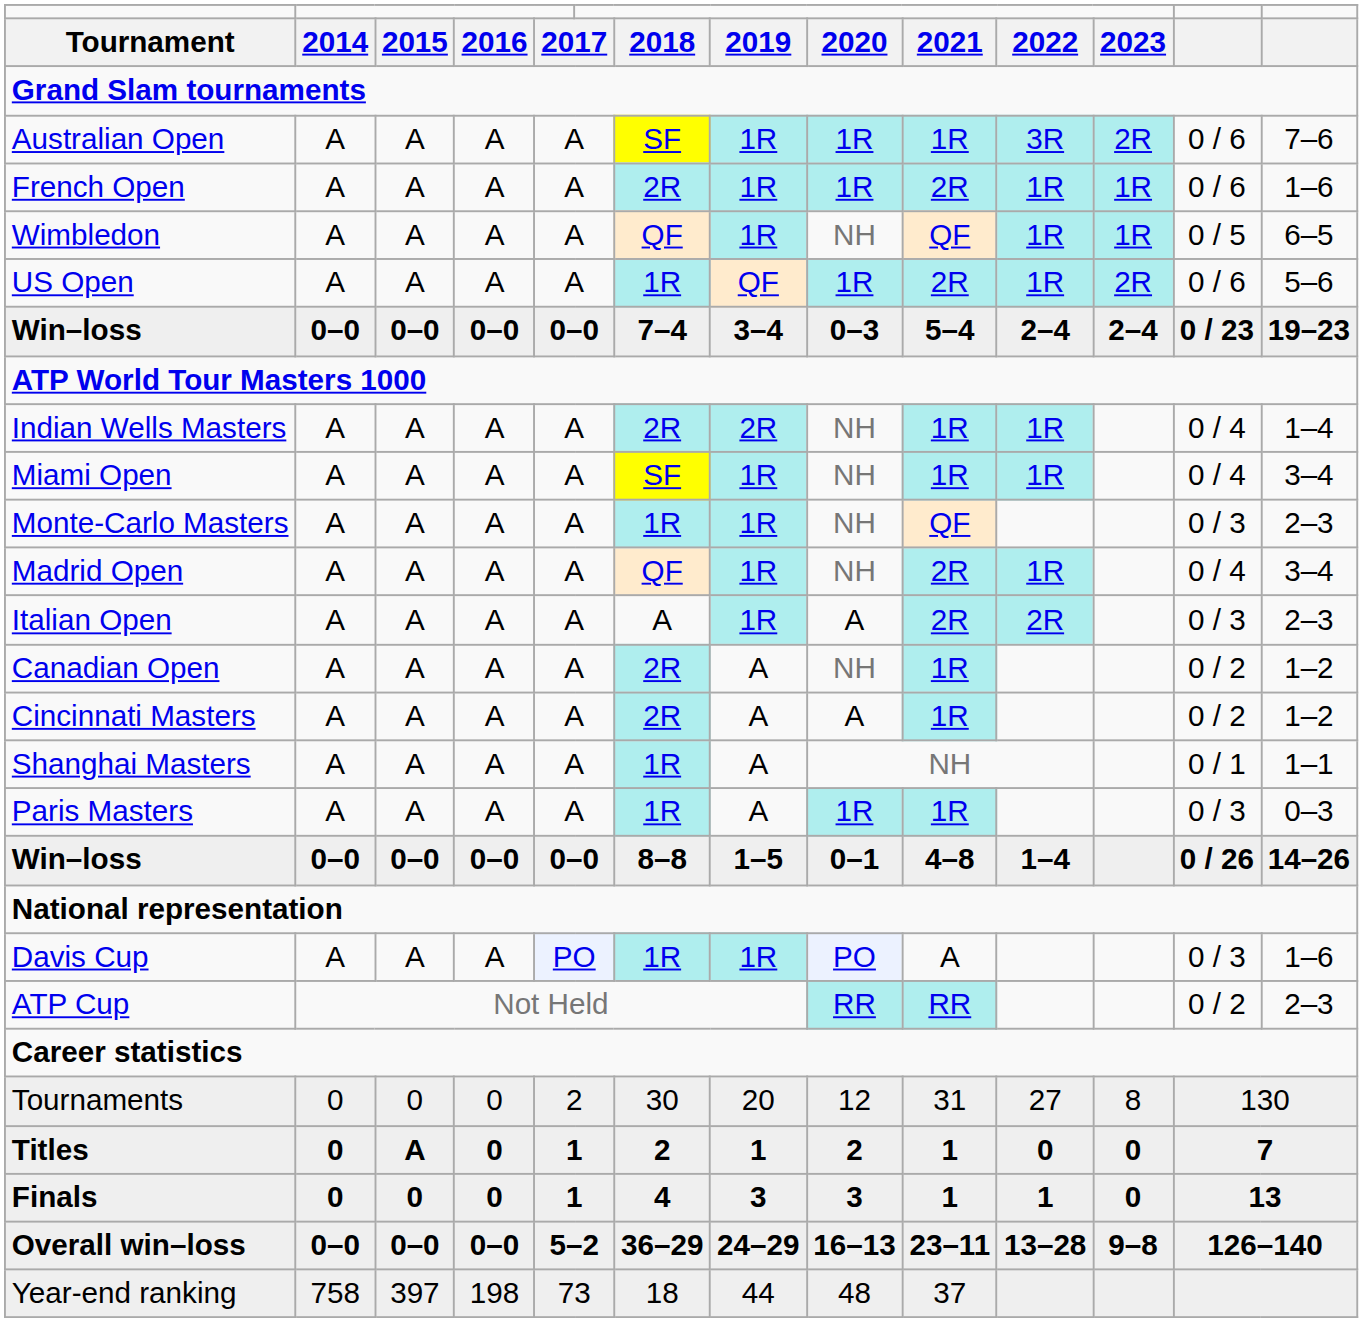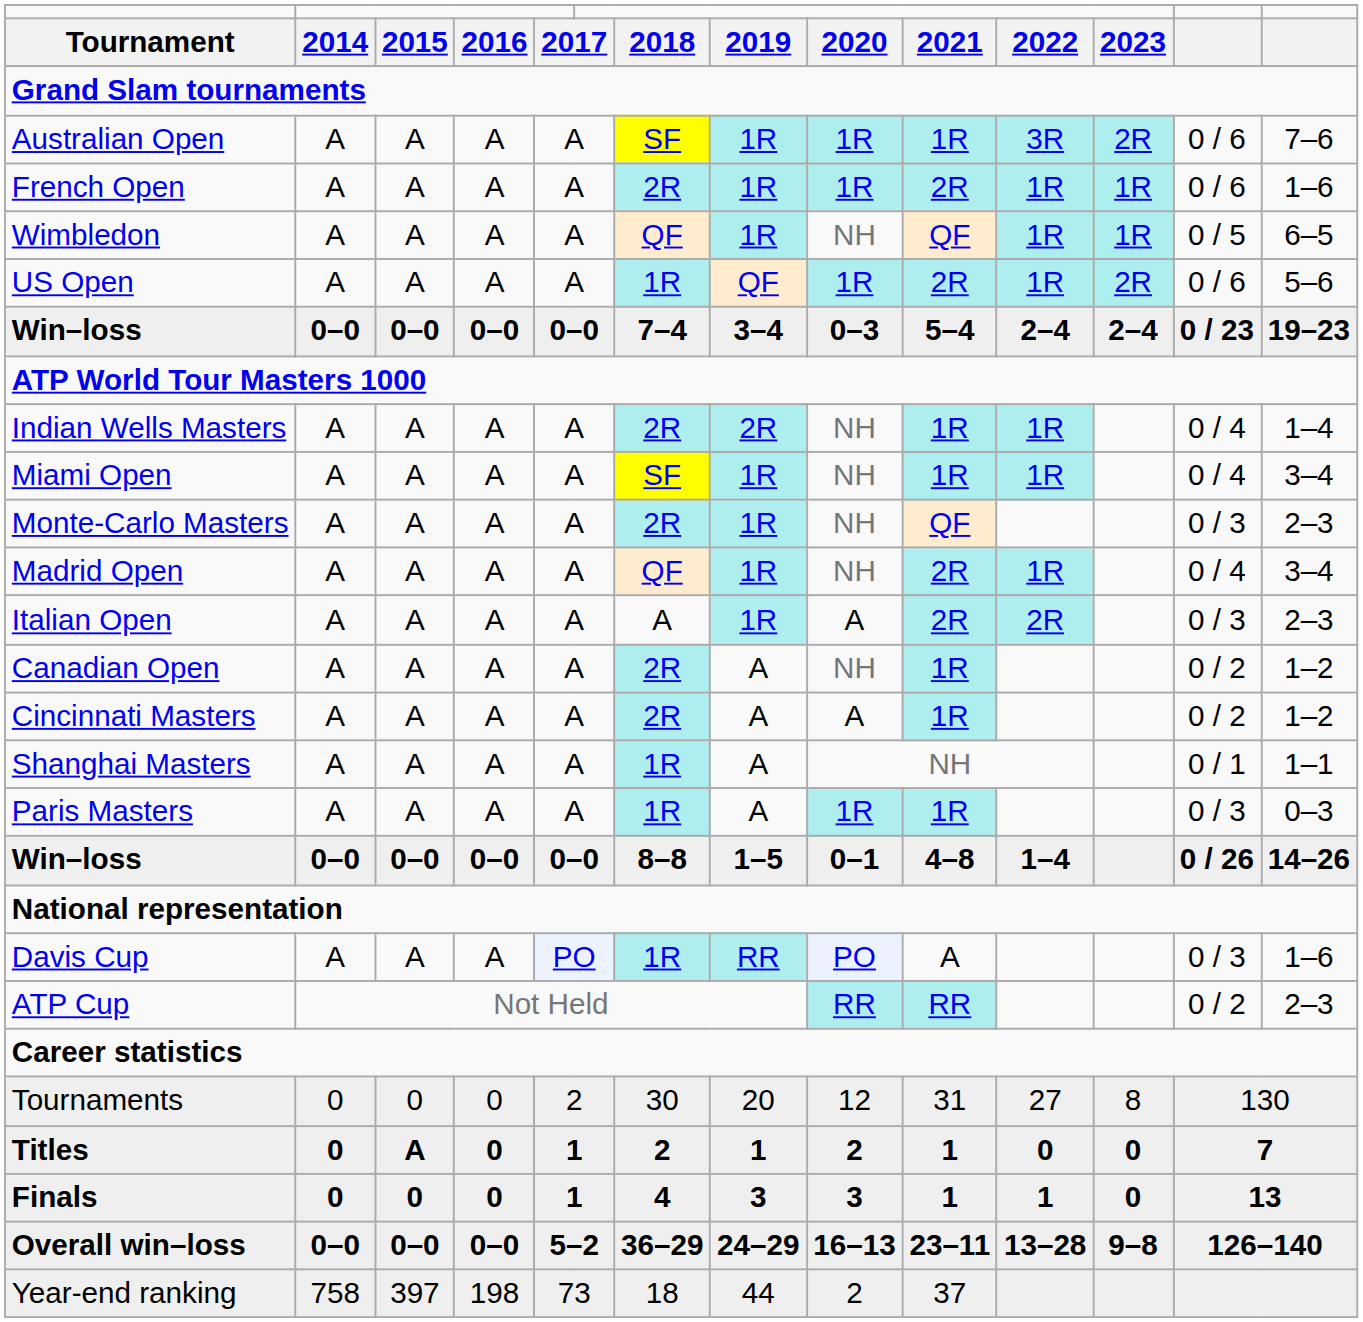(662, 522) 1R -> (662, 522) 2R
(758, 955) 1R -> (758, 955) RR
(854, 1292) 48 -> (854, 1292) 2
